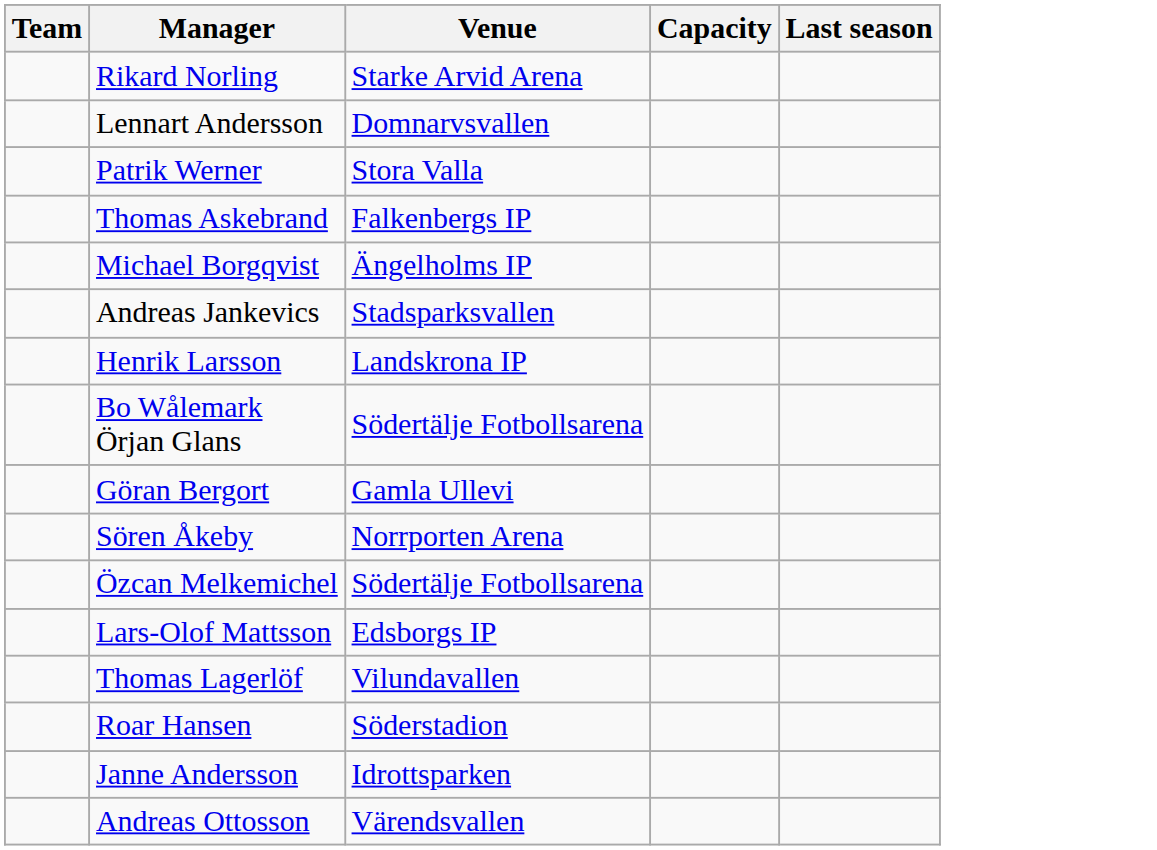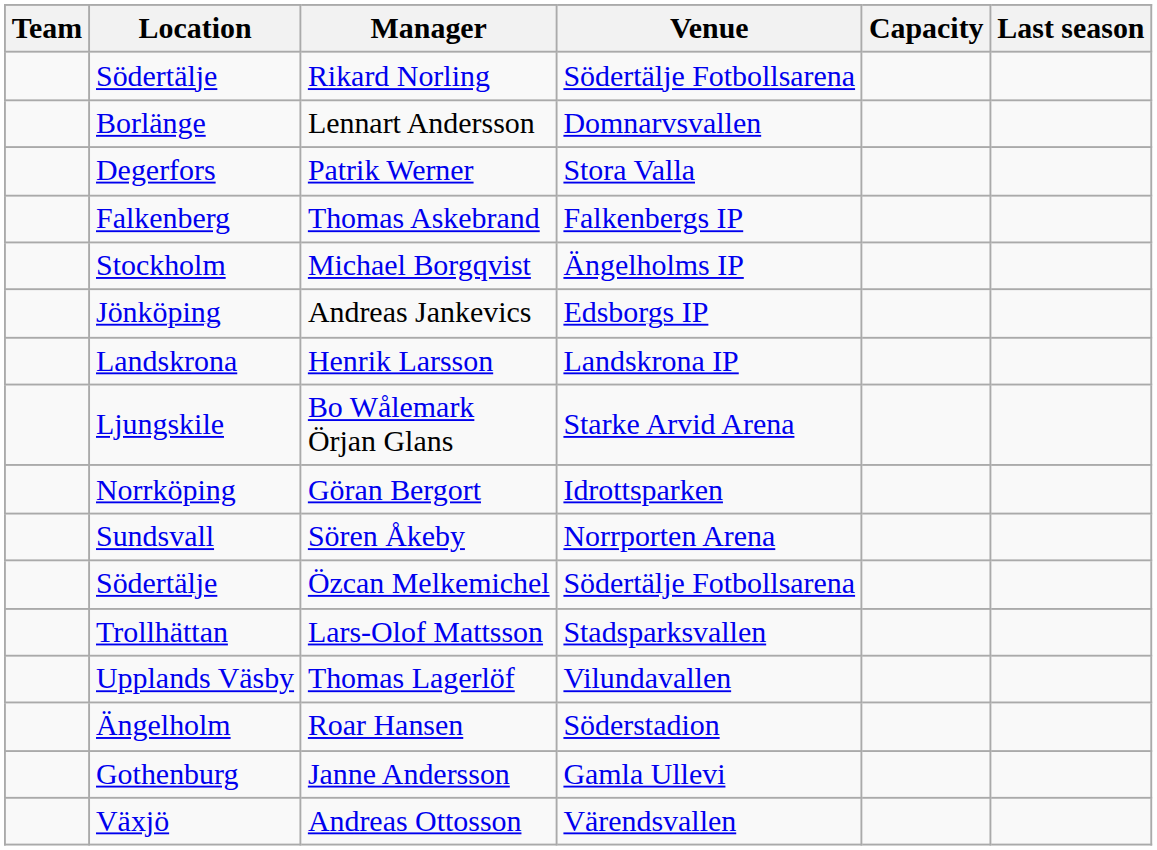+ column: (195, 28)
(467, 75) Starke Arvid Arena -> (709, 75) Södertälje Fotbollsarena
(453, 312) Stadsparksvallen -> (636, 312) Edsborgs IP
(497, 424) Södertälje Fotbollsarena -> (679, 424) Starke Arvid Arena
(433, 488) Gamla Ullevi -> (643, 488) Idrottsparken
(424, 631) Edsborgs IP -> (665, 631) Stadsparksvallen
(431, 773) Idrottsparken -> (644, 773) Gamla Ullevi
